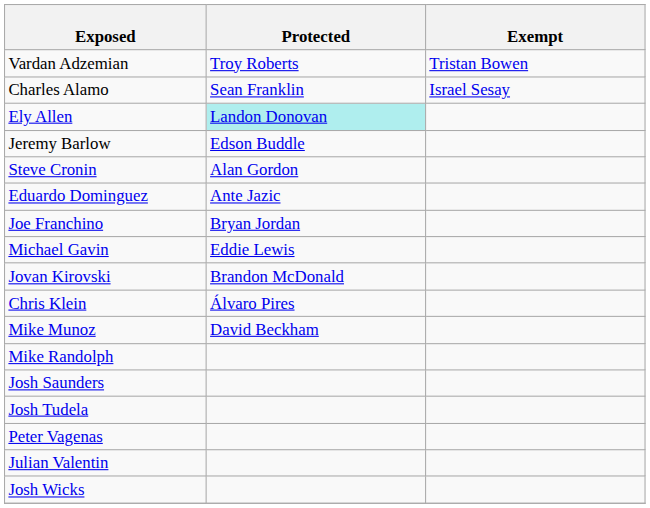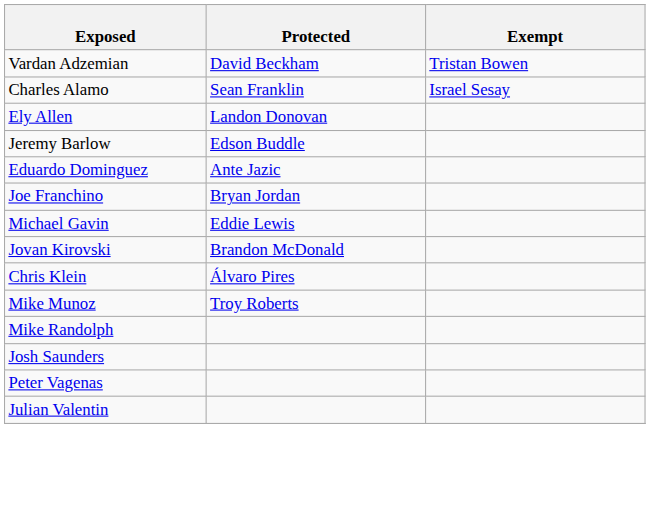(254, 63) Troy Roberts -> (264, 63) David Beckham
(269, 116) paleturquoise background -> (269, 116) no background
- row: (52, 169)
(264, 329) David Beckham -> (254, 303) Troy Roberts
- row: (48, 409)
- row: (46, 489)
